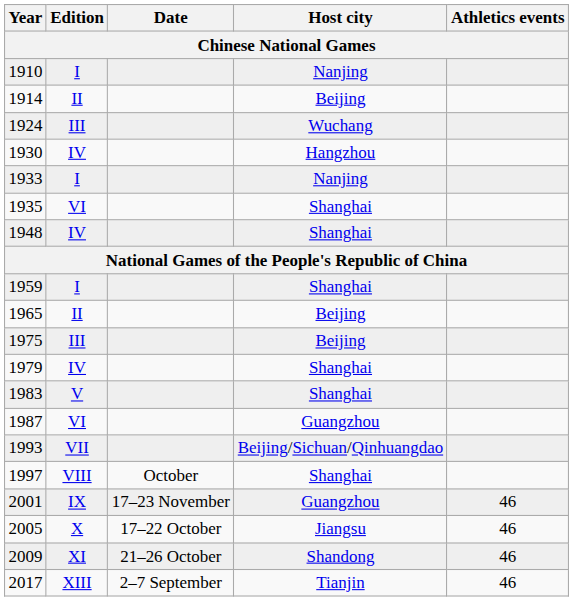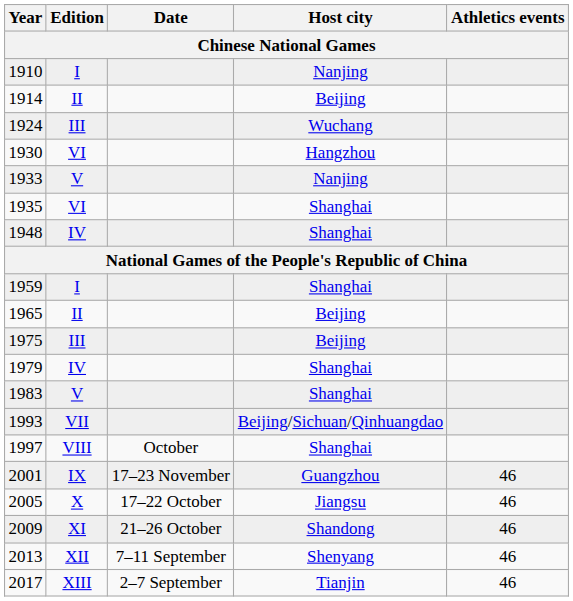(77, 152) IV -> (77, 152) VI
(77, 179) I -> (77, 179) V
- row: (25, 421)
+ row: (25, 555)
